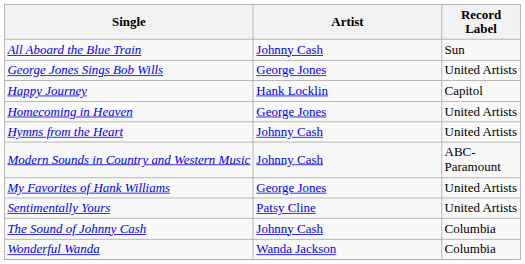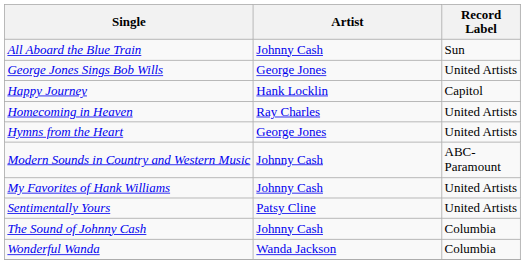(291, 111) George Jones -> (288, 111) Ray Charles
(290, 132) Johnny Cash -> (291, 132) George Jones
(291, 187) George Jones -> (290, 187) Johnny Cash
